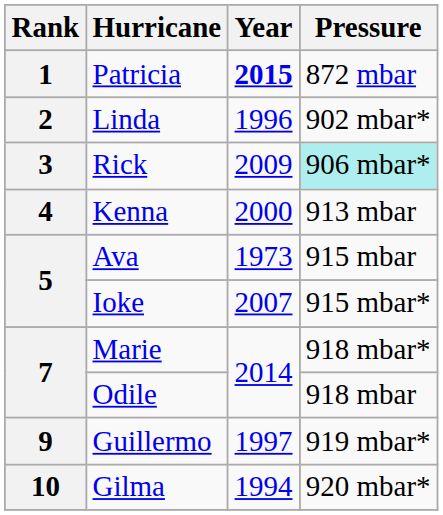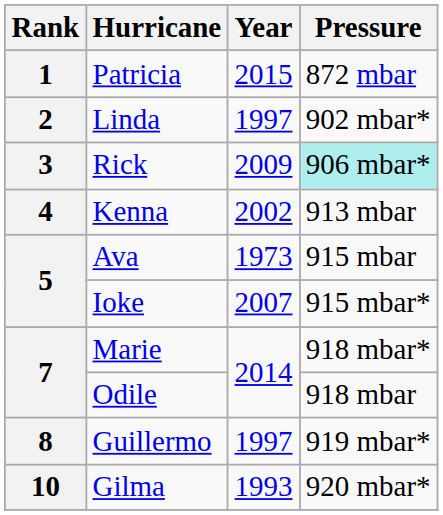(264, 73) bold -> (264, 73) normal
(264, 119) 1996 -> (264, 119) 1997
(264, 211) 2000 -> (264, 211) 2002
(45, 440) 9 -> (45, 440) 8
(264, 486) 1994 -> (264, 486) 1993
